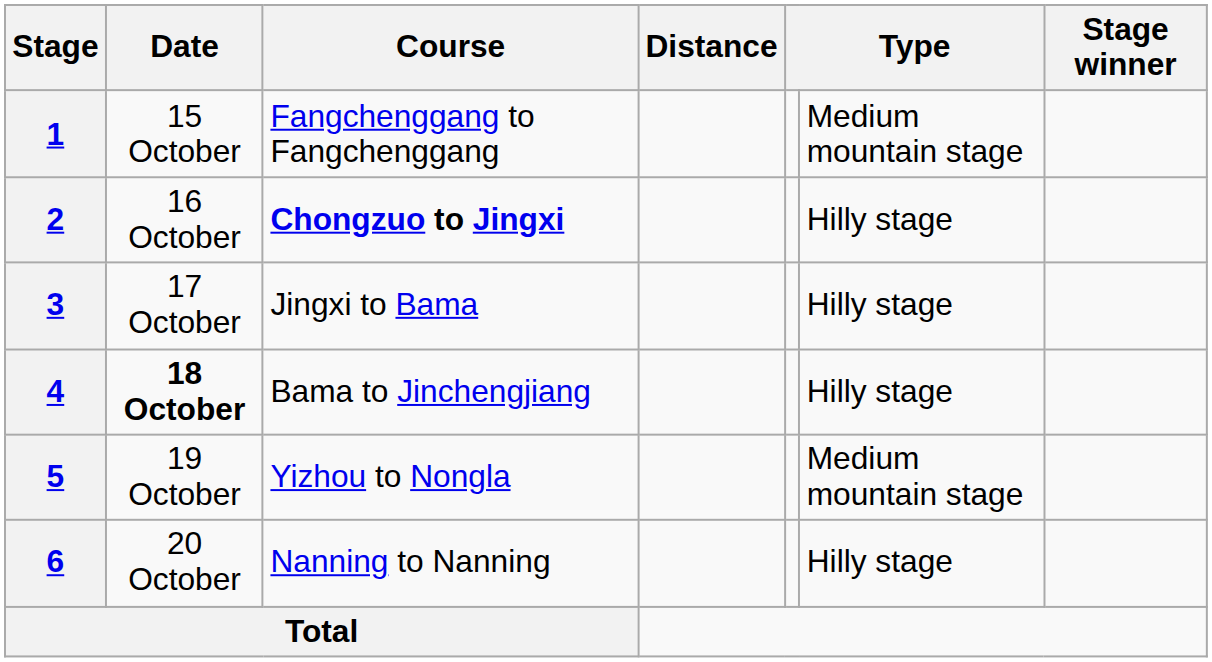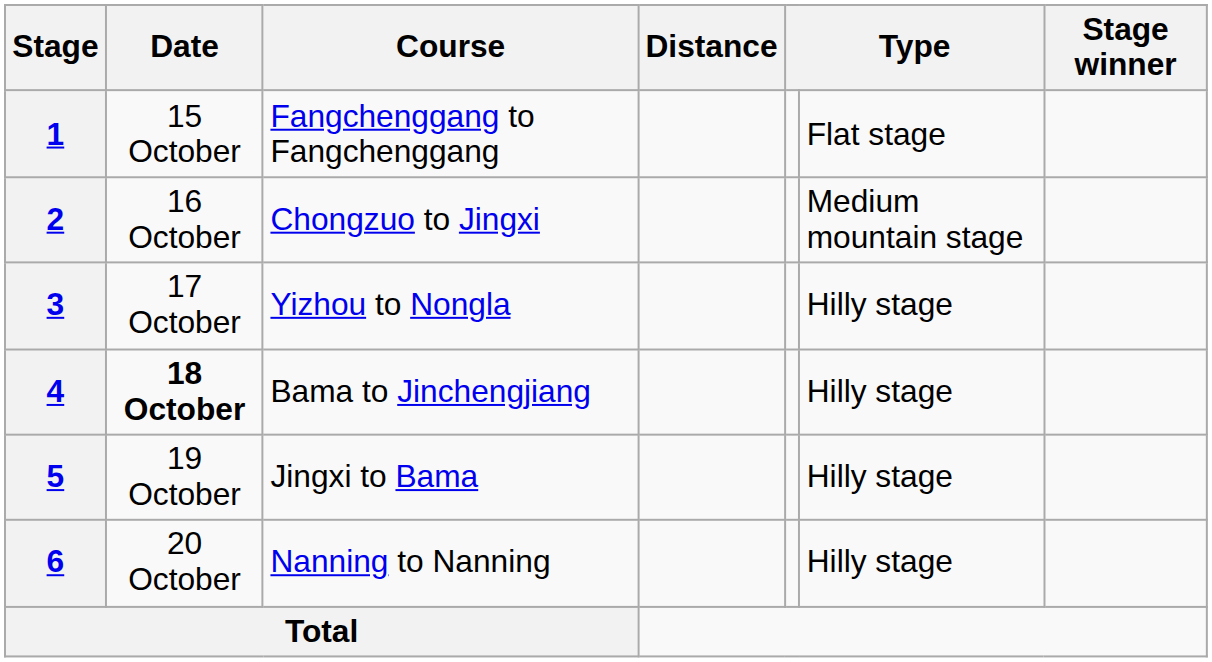(915, 133) Medium mountain stage -> (876, 133) Flat stage
(417, 219) bold -> (405, 219) normal
(880, 219) Hilly stage -> (915, 219) Medium mountain stage
(374, 305) Jingxi to Bama -> (390, 305) Yizhou to Nongla
(390, 476) Yizhou to Nongla -> (374, 476) Jingxi to Bama
(915, 476) Medium mountain stage -> (880, 476) Hilly stage
